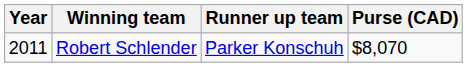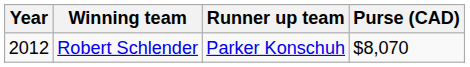(28, 47) 2011 -> (29, 47) 2012
